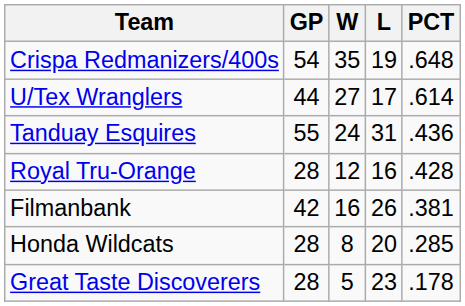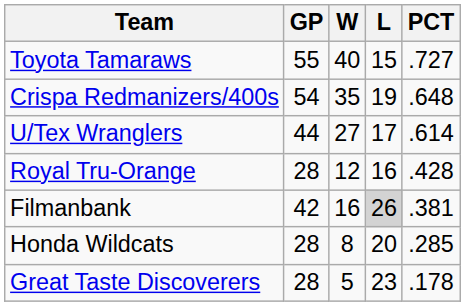+ row: (101, 60)
- row: (103, 134)
(384, 208) no background -> (384, 208) lightgrey background
